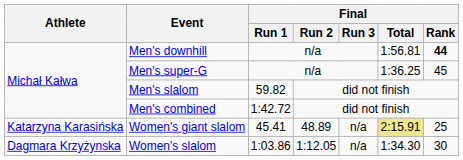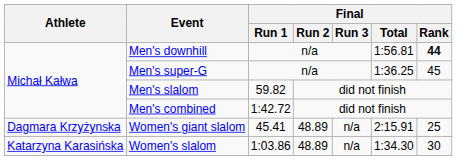(65, 128) Katarzyna Karasińska -> (64, 128) Dagmara Krzyżynska
(400, 128) khaki background -> (394, 128) no background
(64, 146) Dagmara Krzyżynska -> (65, 146) Katarzyna Karasińska
(316, 146) 1:12.05 -> (313, 146) 48.89
